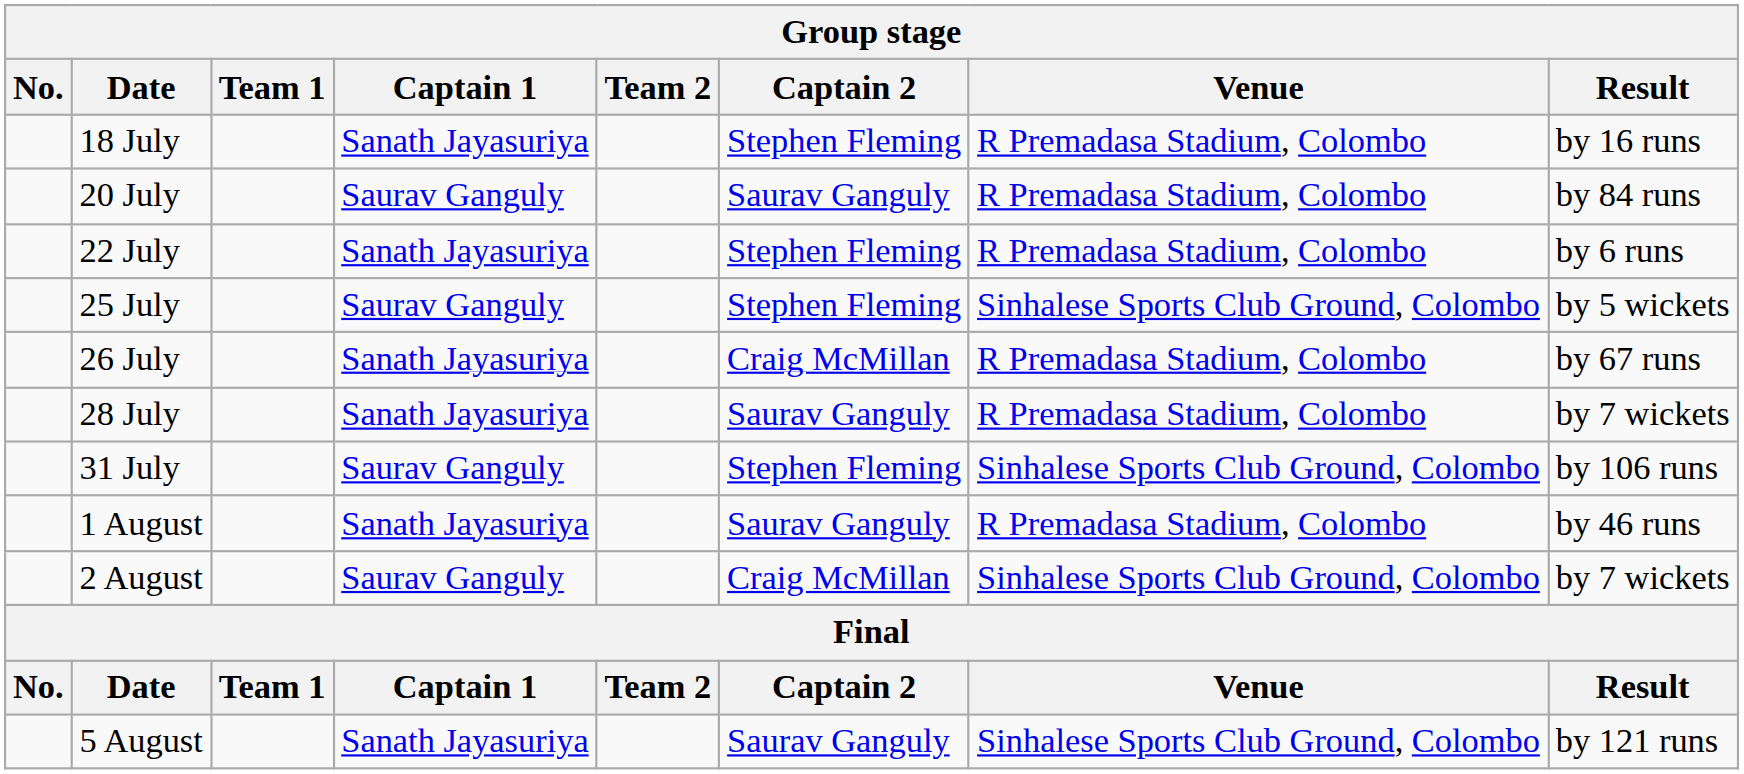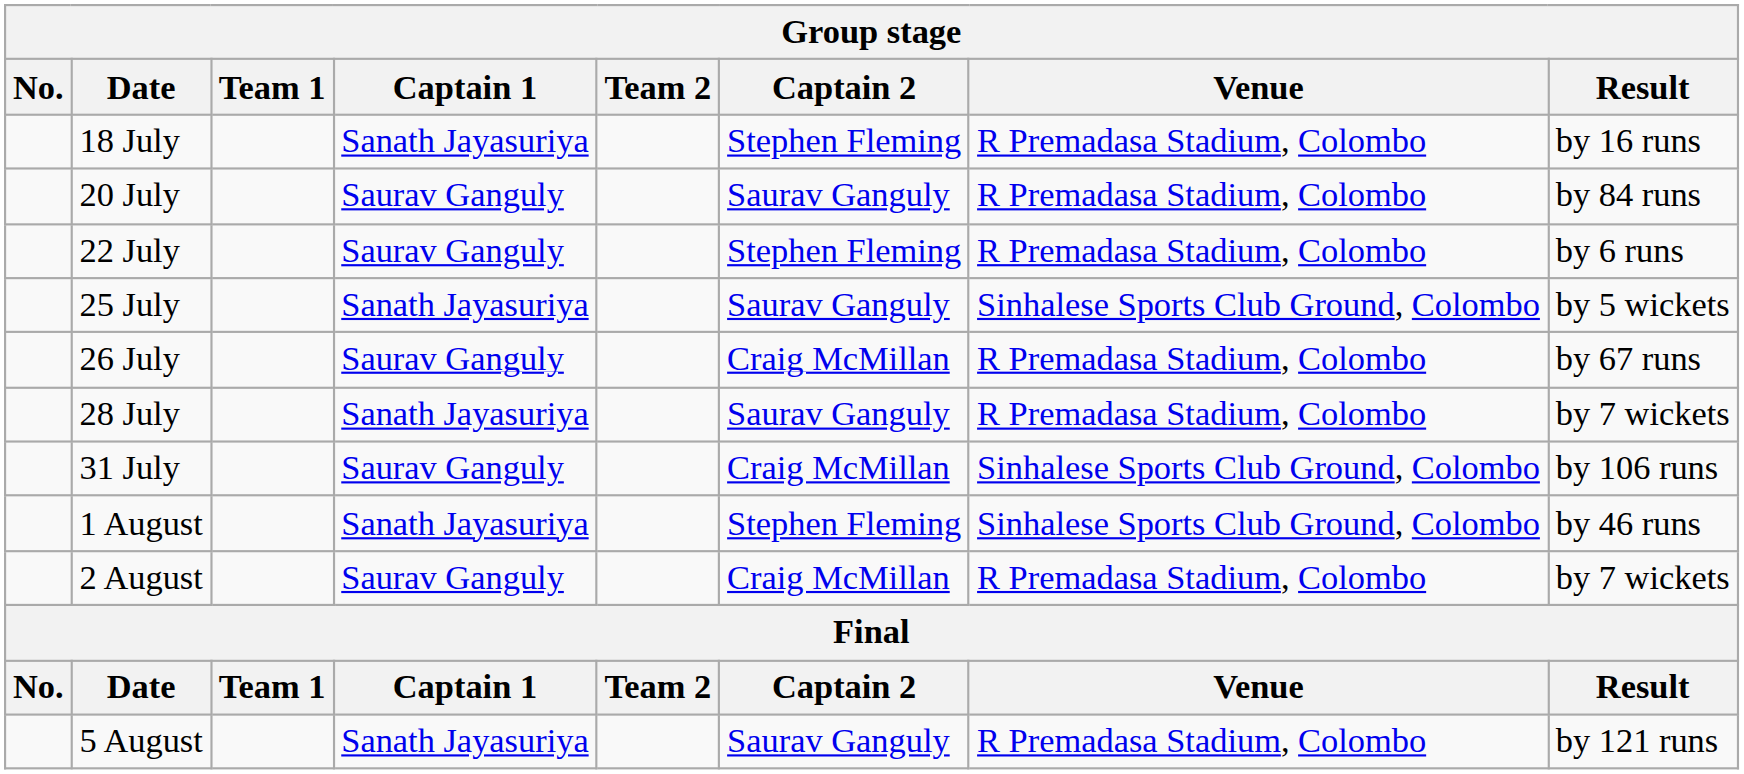(465, 250) Sanath Jayasuriya -> (453, 250) Saurav Ganguly
(453, 304) Saurav Ganguly -> (465, 304) Sanath Jayasuriya
(844, 304) Stephen Fleming -> (838, 304) Saurav Ganguly
(465, 359) Sanath Jayasuriya -> (453, 359) Saurav Ganguly
(844, 468) Stephen Fleming -> (838, 468) Craig McMillan
(838, 522) Saurav Ganguly -> (844, 522) Stephen Fleming
(1202, 522) R Premadasa Stadium, Colombo -> (1258, 522) Sinhalese Sports Club Ground, Colombo
(1258, 577) Sinhalese Sports Club Ground, Colombo -> (1202, 577) R Premadasa Stadium, Colombo
(1258, 741) Sinhalese Sports Club Ground, Colombo -> (1202, 741) R Premadasa Stadium, Colombo
